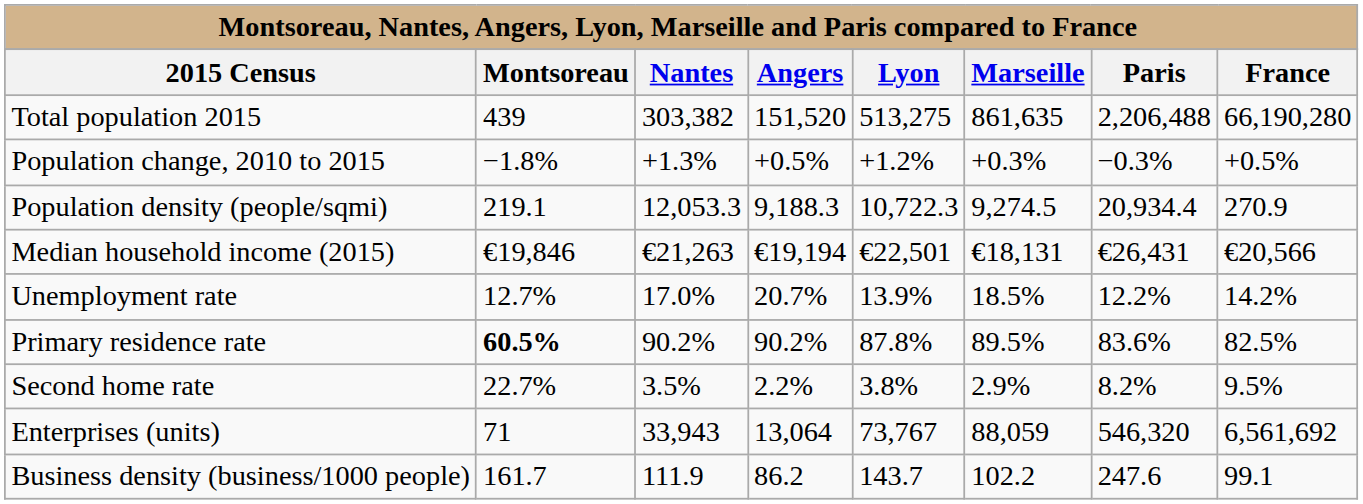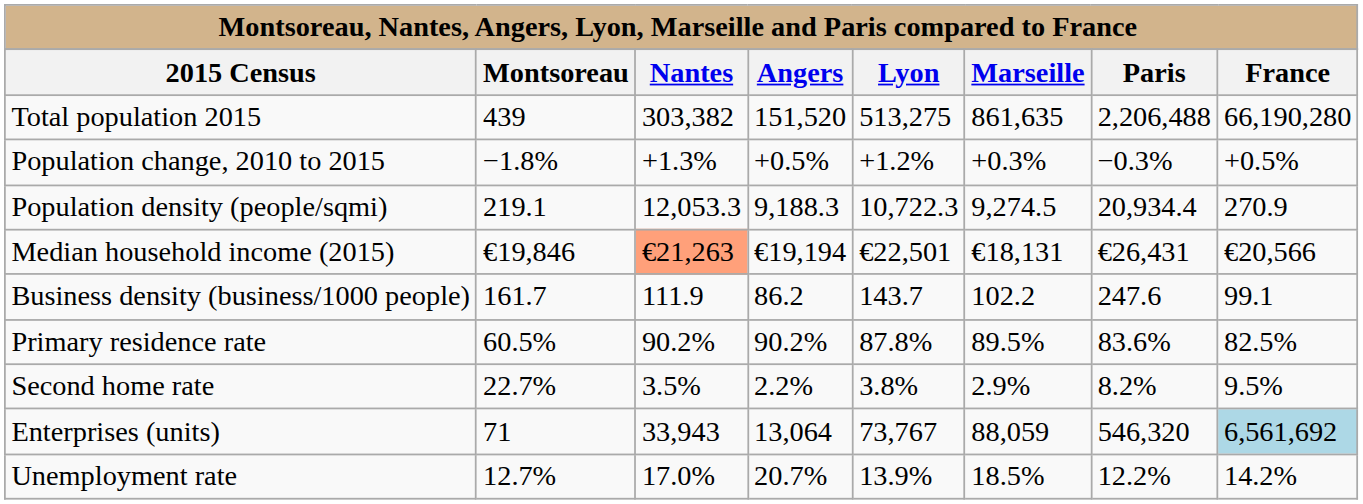(688, 251) no background -> (688, 251) lightsalmon background
rows swapped: (124, 296) <-> (241, 476)
(522, 341) bold -> (520, 341) normal
(1281, 431) no background -> (1281, 431) lightblue background
